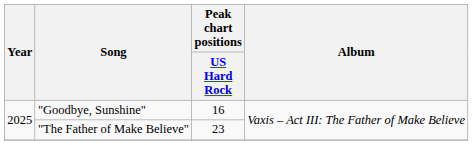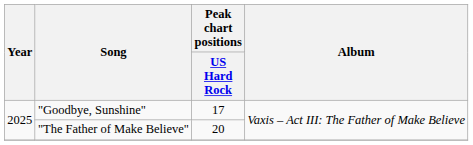(218, 110) 16 -> (218, 110) 17
(218, 129) 23 -> (218, 129) 20
